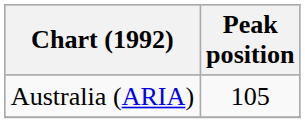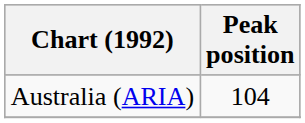(250, 95) 105 -> (250, 95) 104
